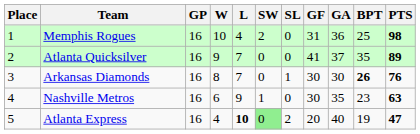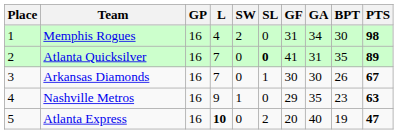- column: (221, 14)
(338, 35) 36 -> (315, 35) 34
(363, 35) 25 -> (341, 35) 30
(288, 56) normal -> (265, 56) bold
(338, 56) 37 -> (315, 56) 31
(363, 77) bold -> (341, 77) normal
(395, 77) 76 -> (373, 77) 67
(313, 98) 30 -> (291, 98) 29
(261, 118) lightgreen background -> (239, 118) no background
